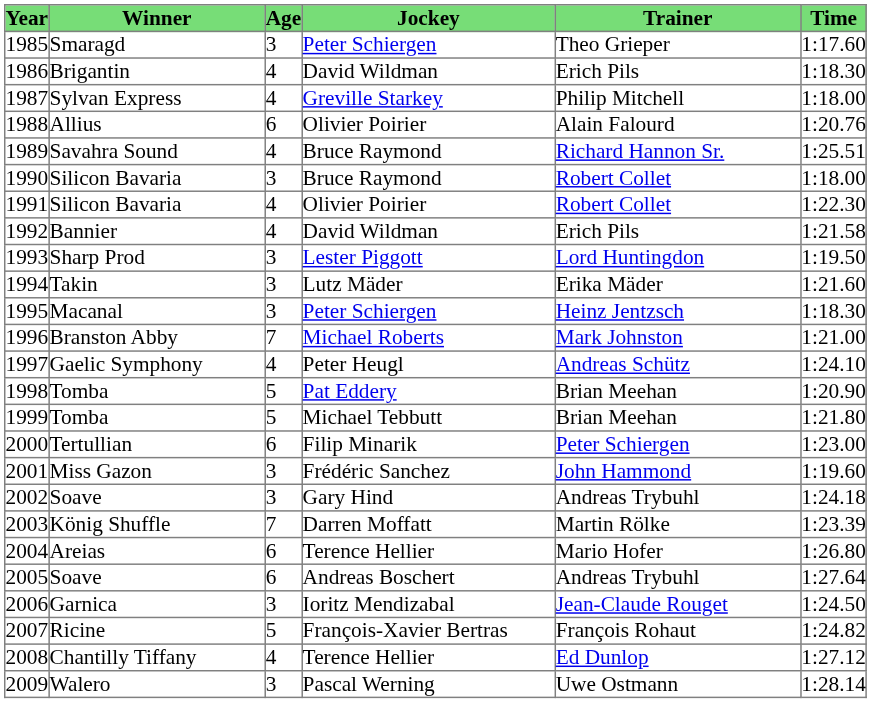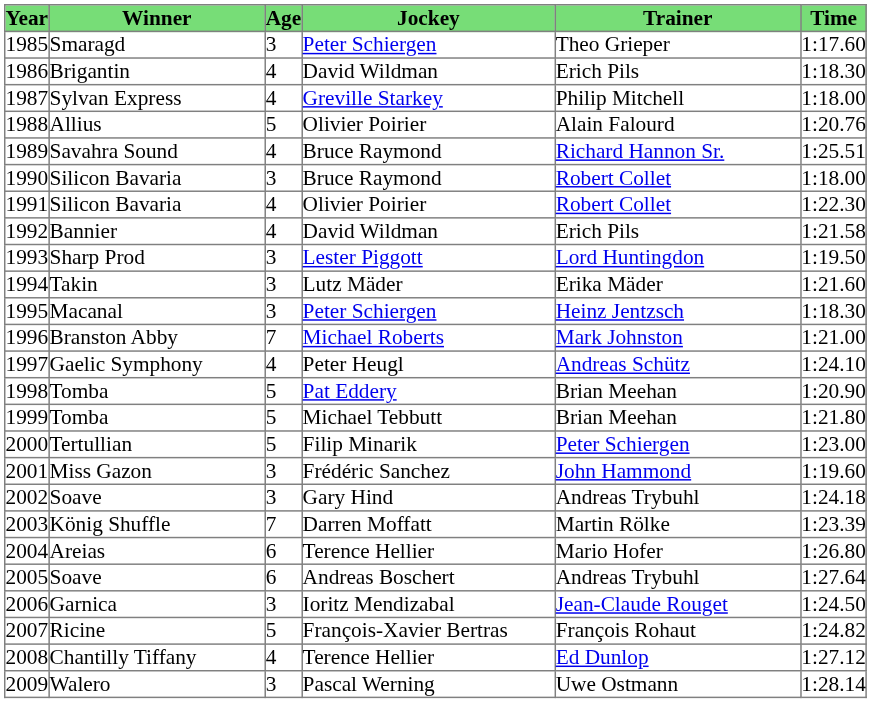(271, 124) 6 -> (271, 124) 5
(271, 444) 6 -> (271, 444) 5
